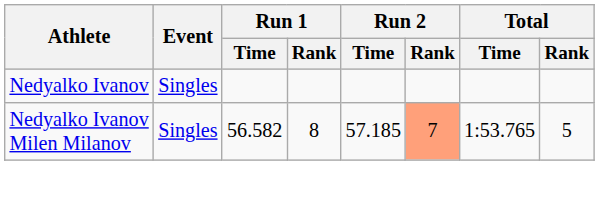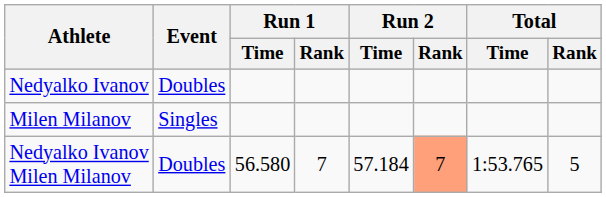(188, 86) Singles -> (192, 86) Doubles
+ row: (70, 119)
(188, 131) Singles -> (192, 164) Doubles
(255, 131) 56.582 -> (263, 164) 56.580
(314, 131) 8 -> (322, 164) 7
(373, 131) 57.185 -> (381, 164) 57.184
